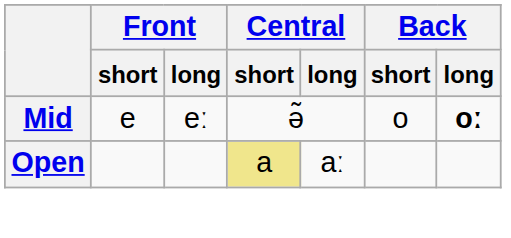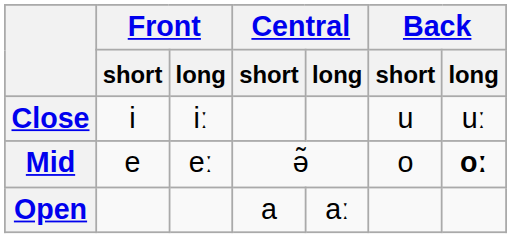+ row: (50, 118)
(264, 163) khaki background -> (269, 208) no background
